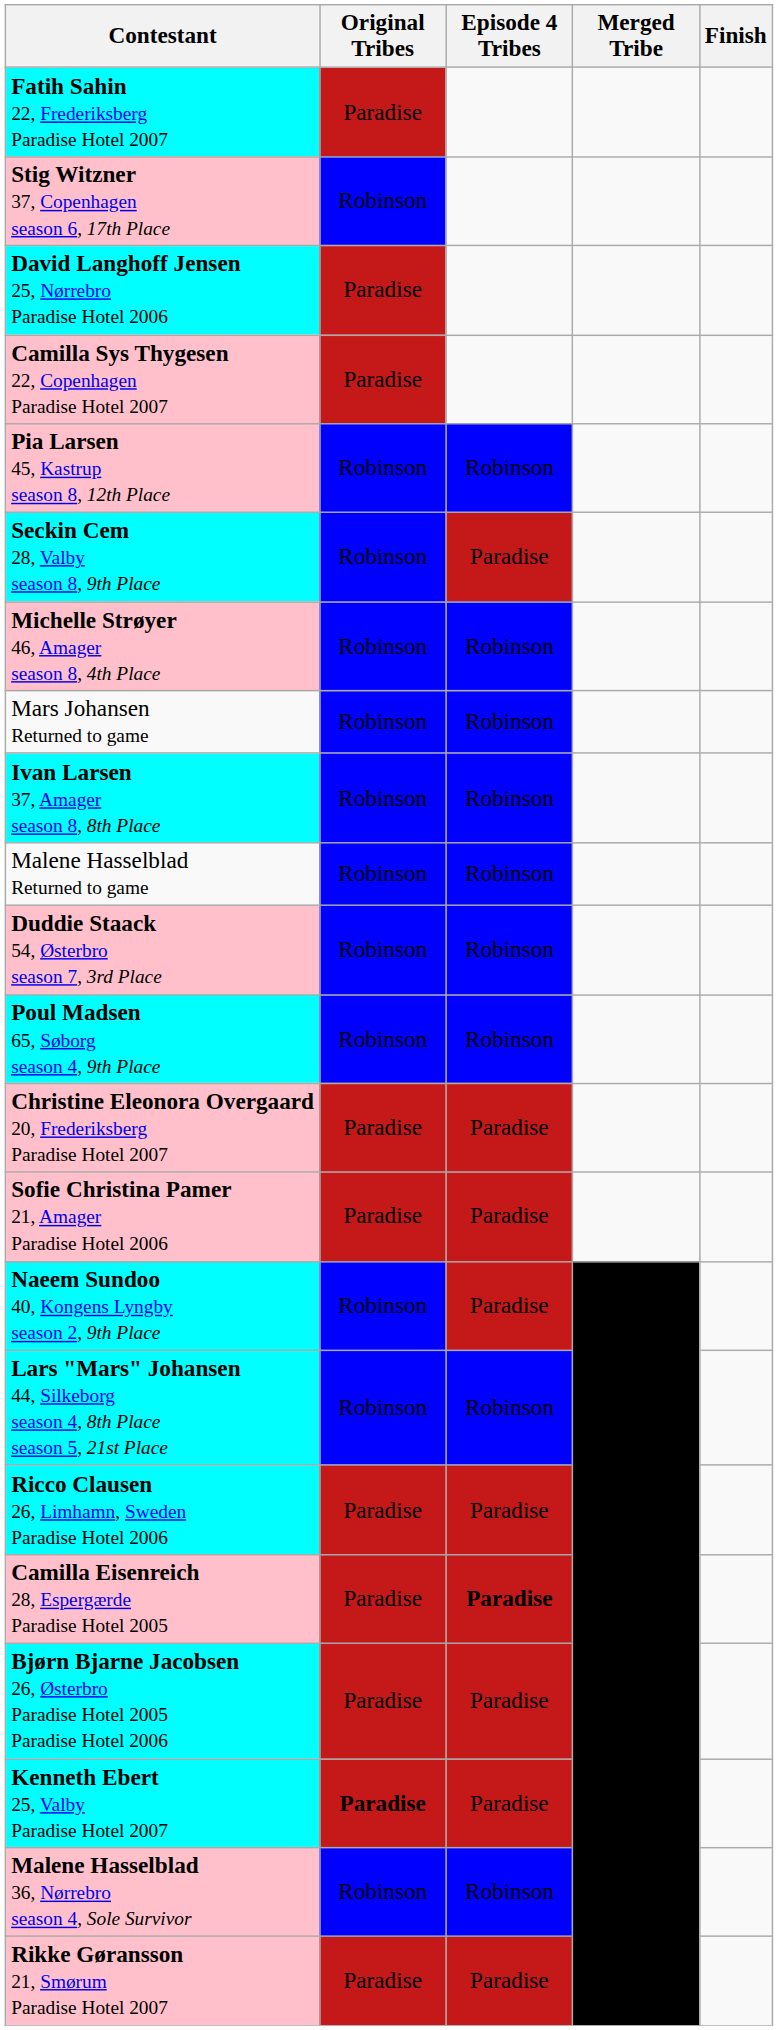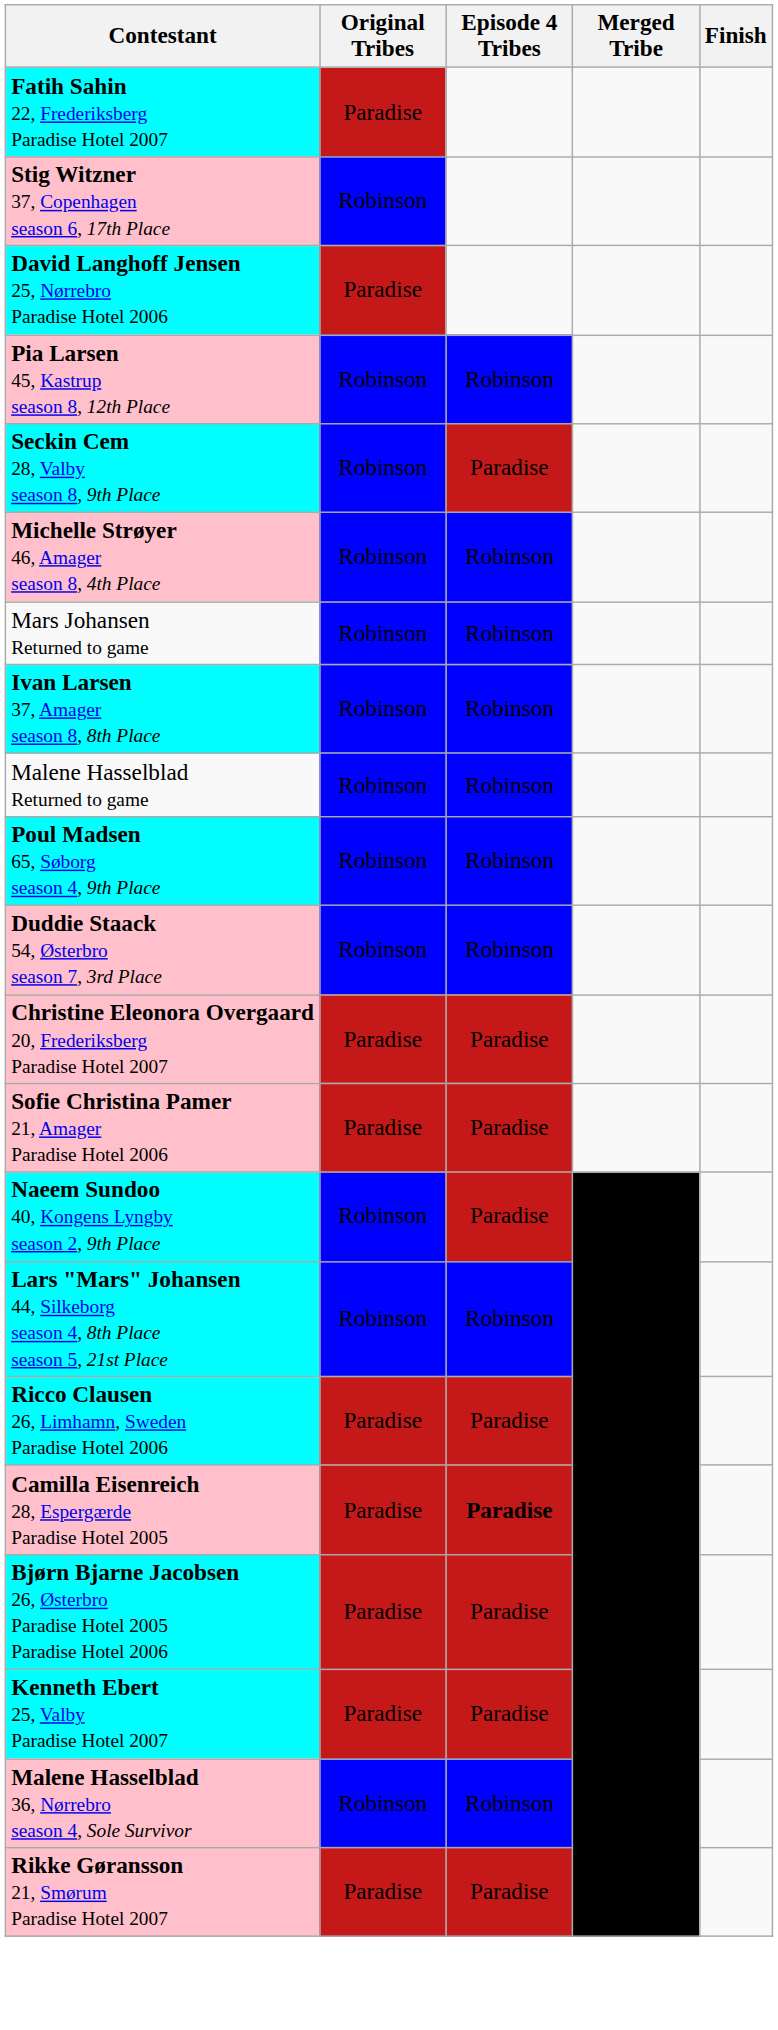- row: (120, 378)
rows swapped: (86, 949) <-> (86, 1038)
(383, 1802) bold -> (383, 1713) normal
